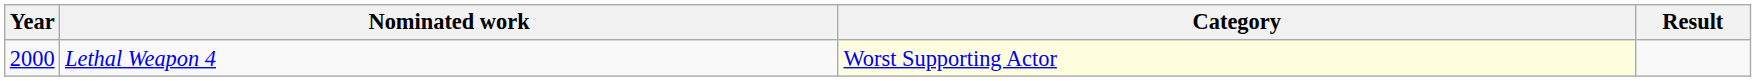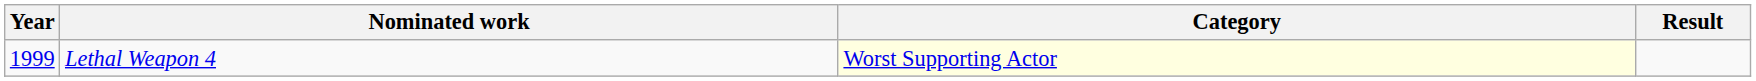(32, 57) 2000 -> (32, 57) 1999
